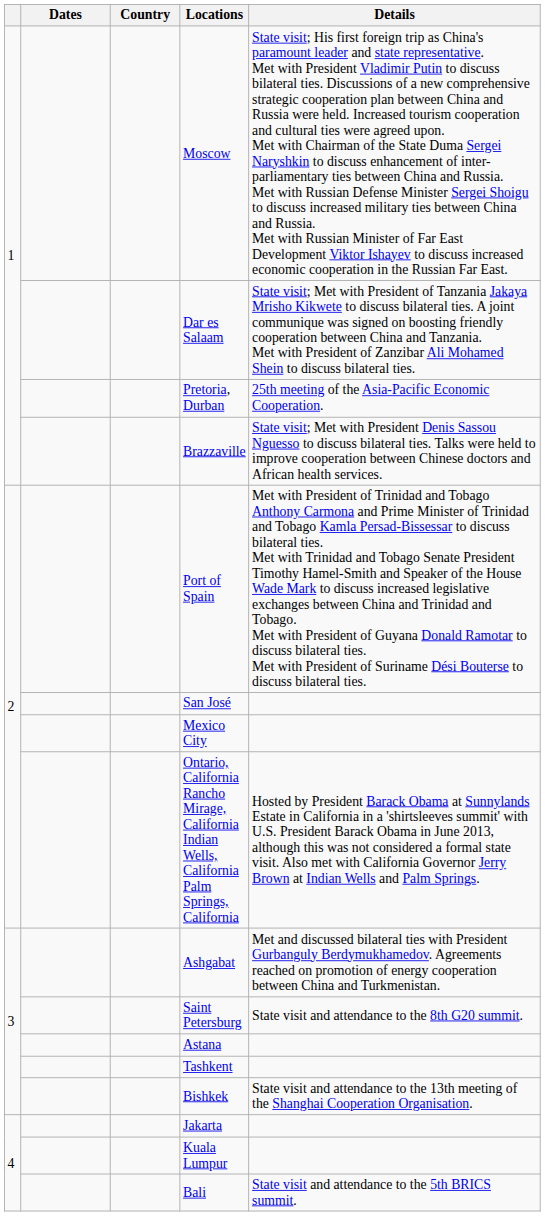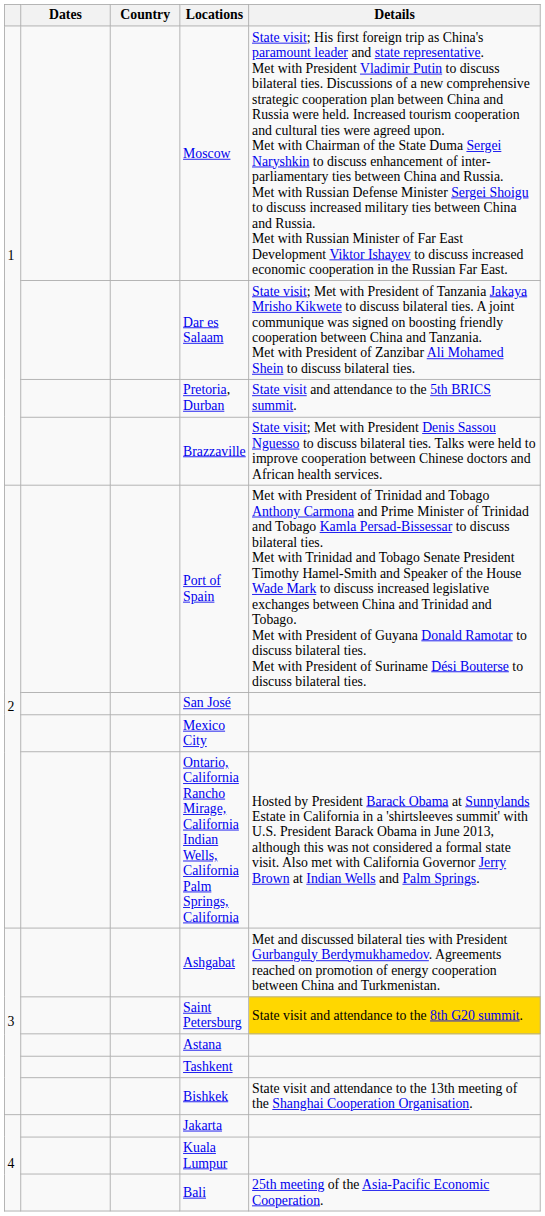(371, 398) 25th meeting of the Asia-Pacific Economic Cooperation. -> (371, 398) State visit and attendance to the 5th BRICS summit.
(388, 1015) no background -> (388, 1015) gold background
(371, 1192) State visit and attendance to the 5th BRICS summit. -> (371, 1192) 25th meeting of the Asia-Pacific Economic Cooperation.
